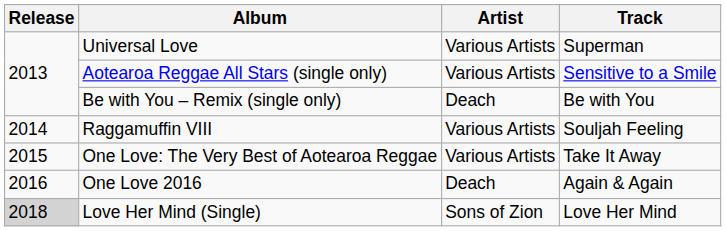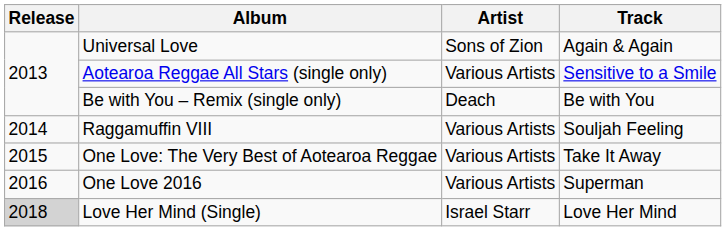(500, 45) Various Artists -> (494, 45) Sons of Zion
(604, 45) Superman -> (618, 45) Again & Again
(470, 184) Deach -> (500, 184) Various Artists
(618, 184) Again & Again -> (604, 184) Superman
(494, 211) Sons of Zion -> (488, 211) Israel Starr
